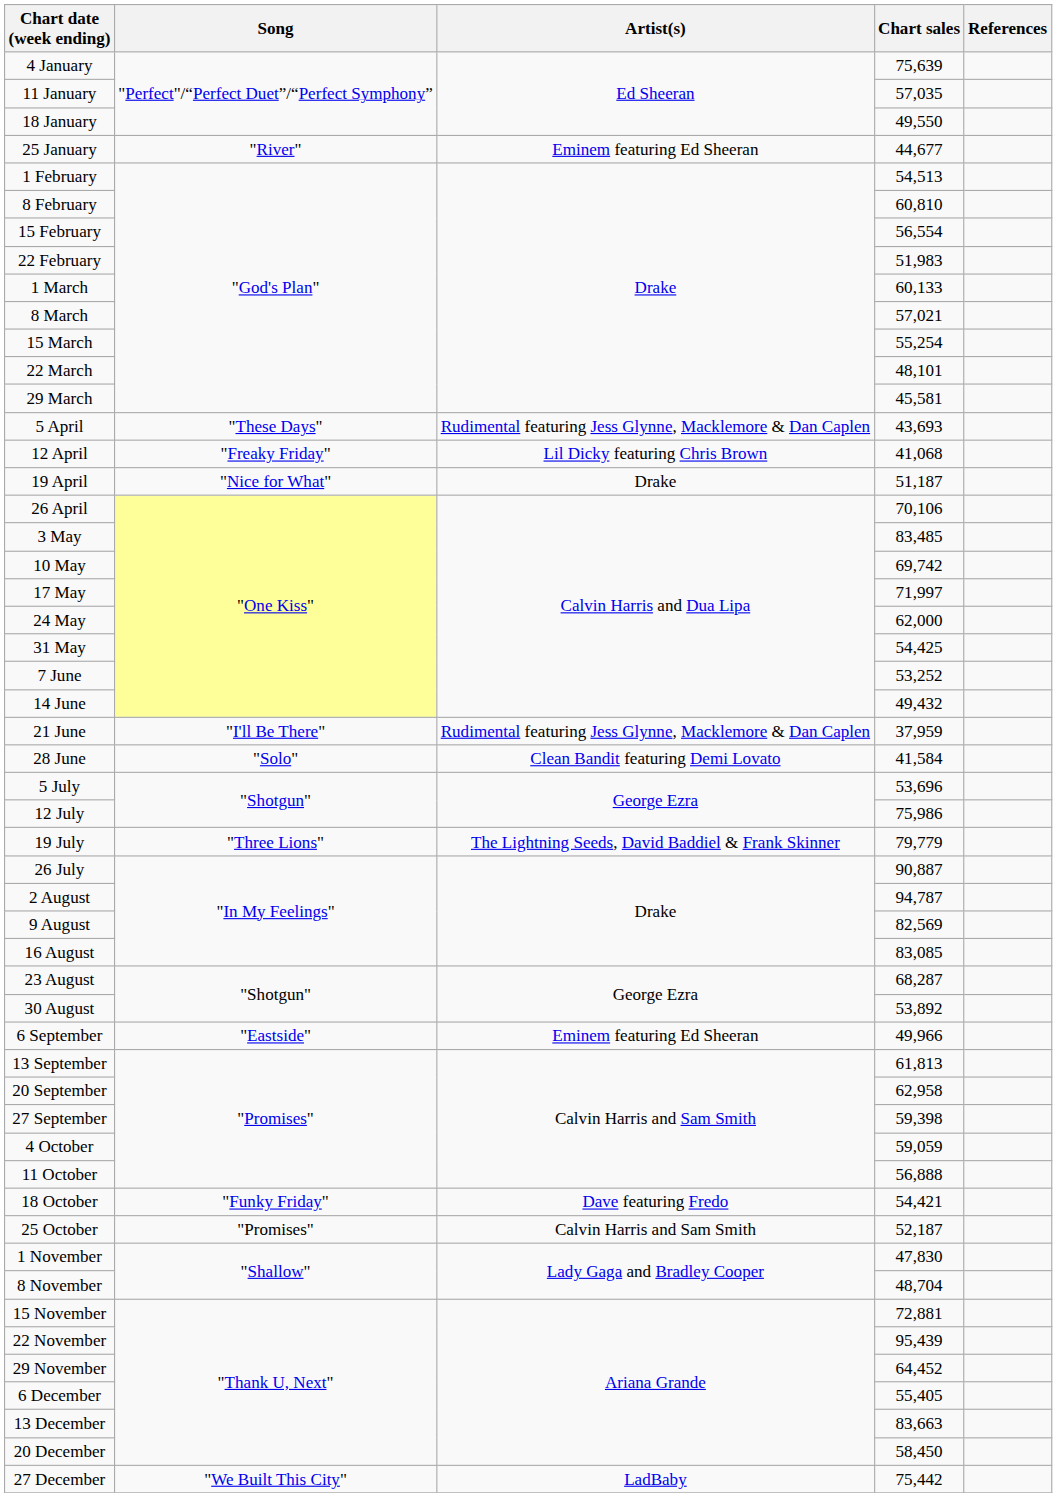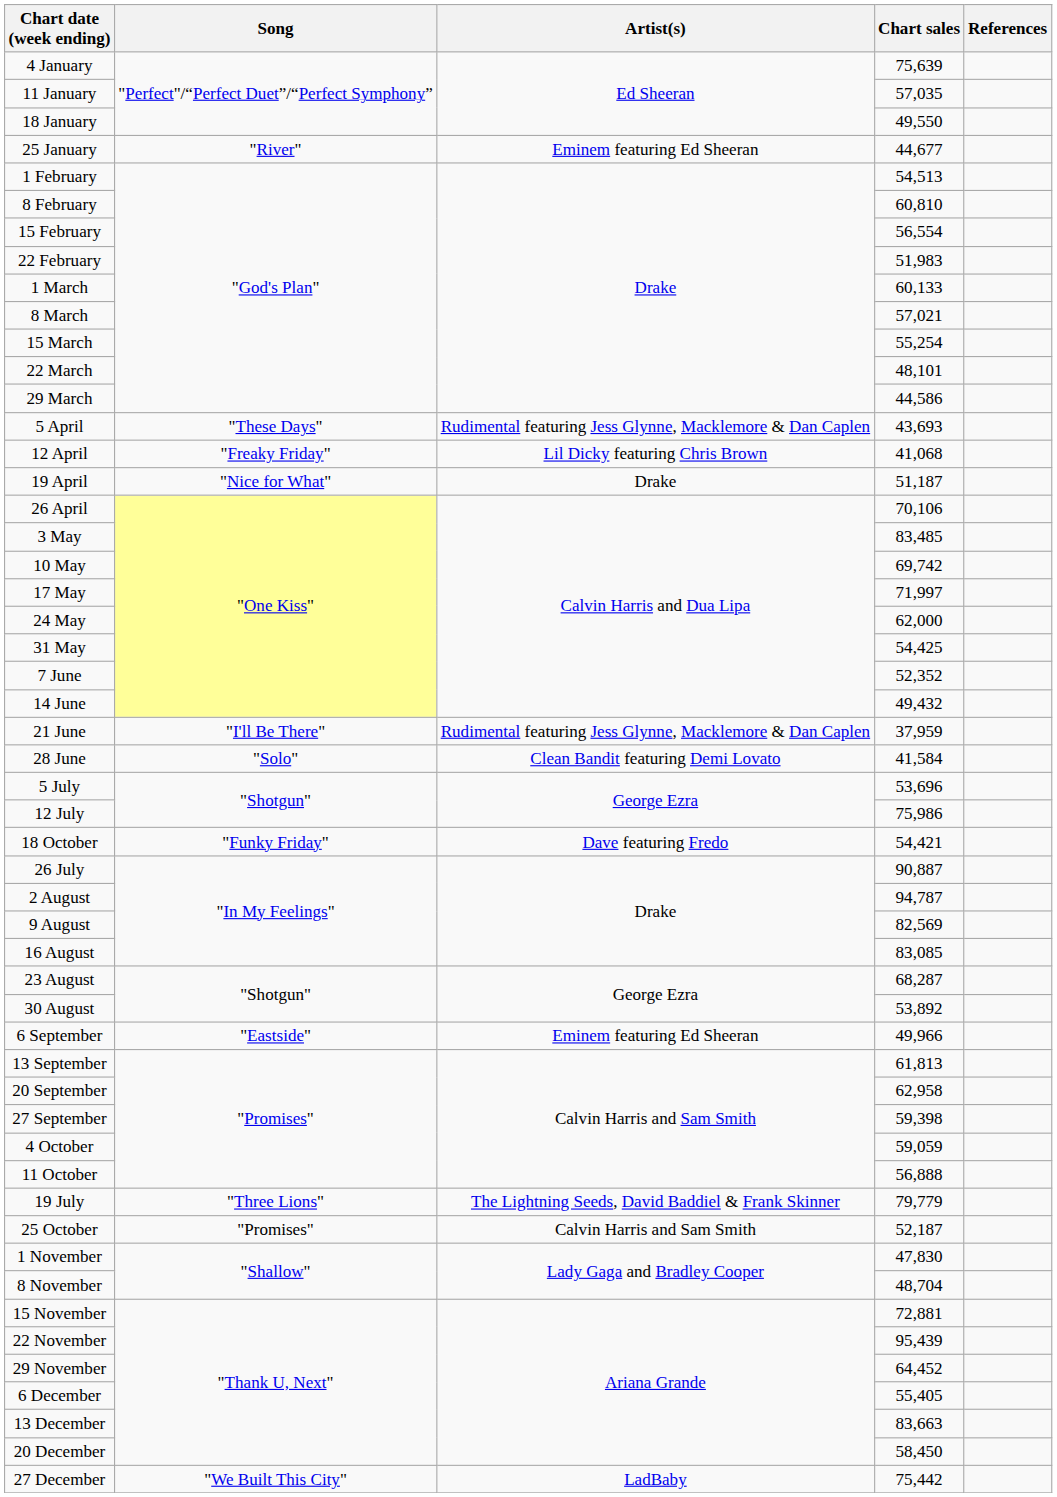(919, 397) 45,581 -> (919, 397) 44,586
(919, 674) 53,252 -> (919, 674) 52,352
rows swapped: (59, 841) <-> (59, 1201)
